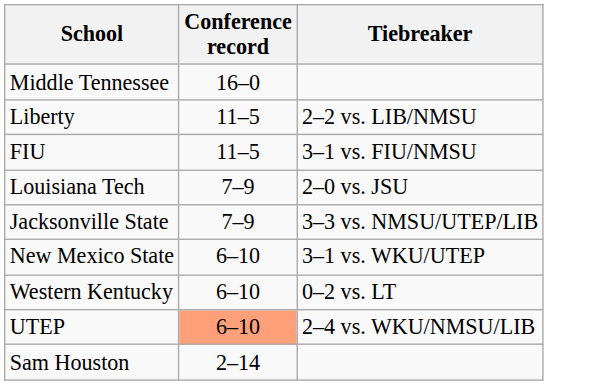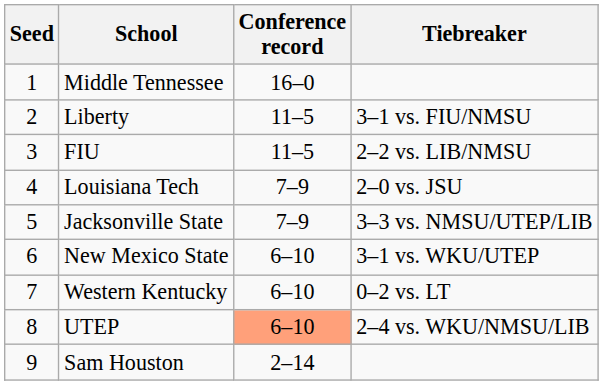+ column: (32, 34)
(389, 116) 2–2 vs. LIB/NMSU -> (444, 116) 3–1 vs. FIU/NMSU
(389, 151) 3–1 vs. FIU/NMSU -> (444, 151) 2–2 vs. LIB/NMSU
